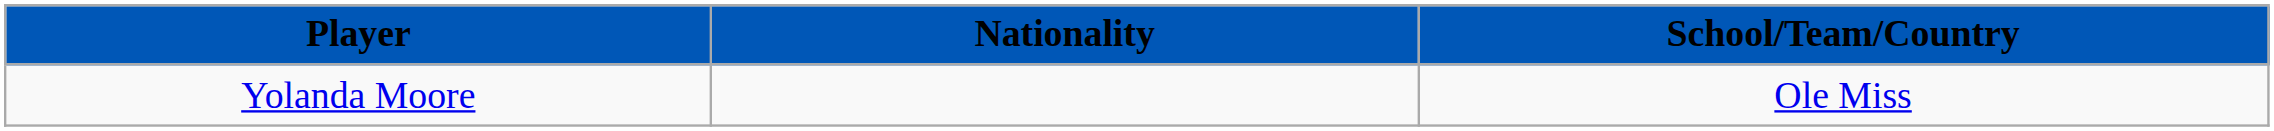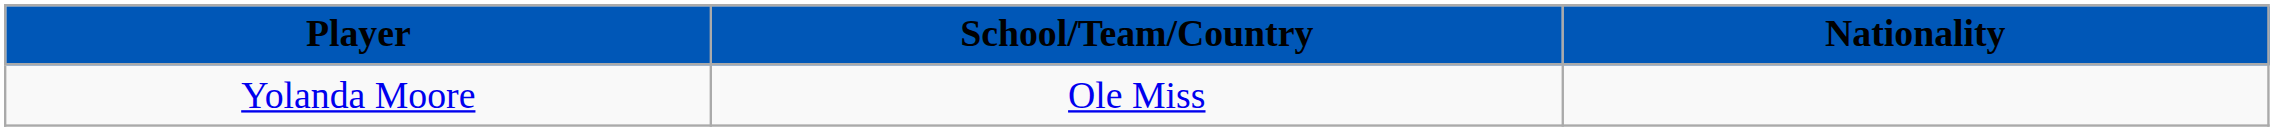columns swapped: (1065, 34) <-> (1843, 34)
